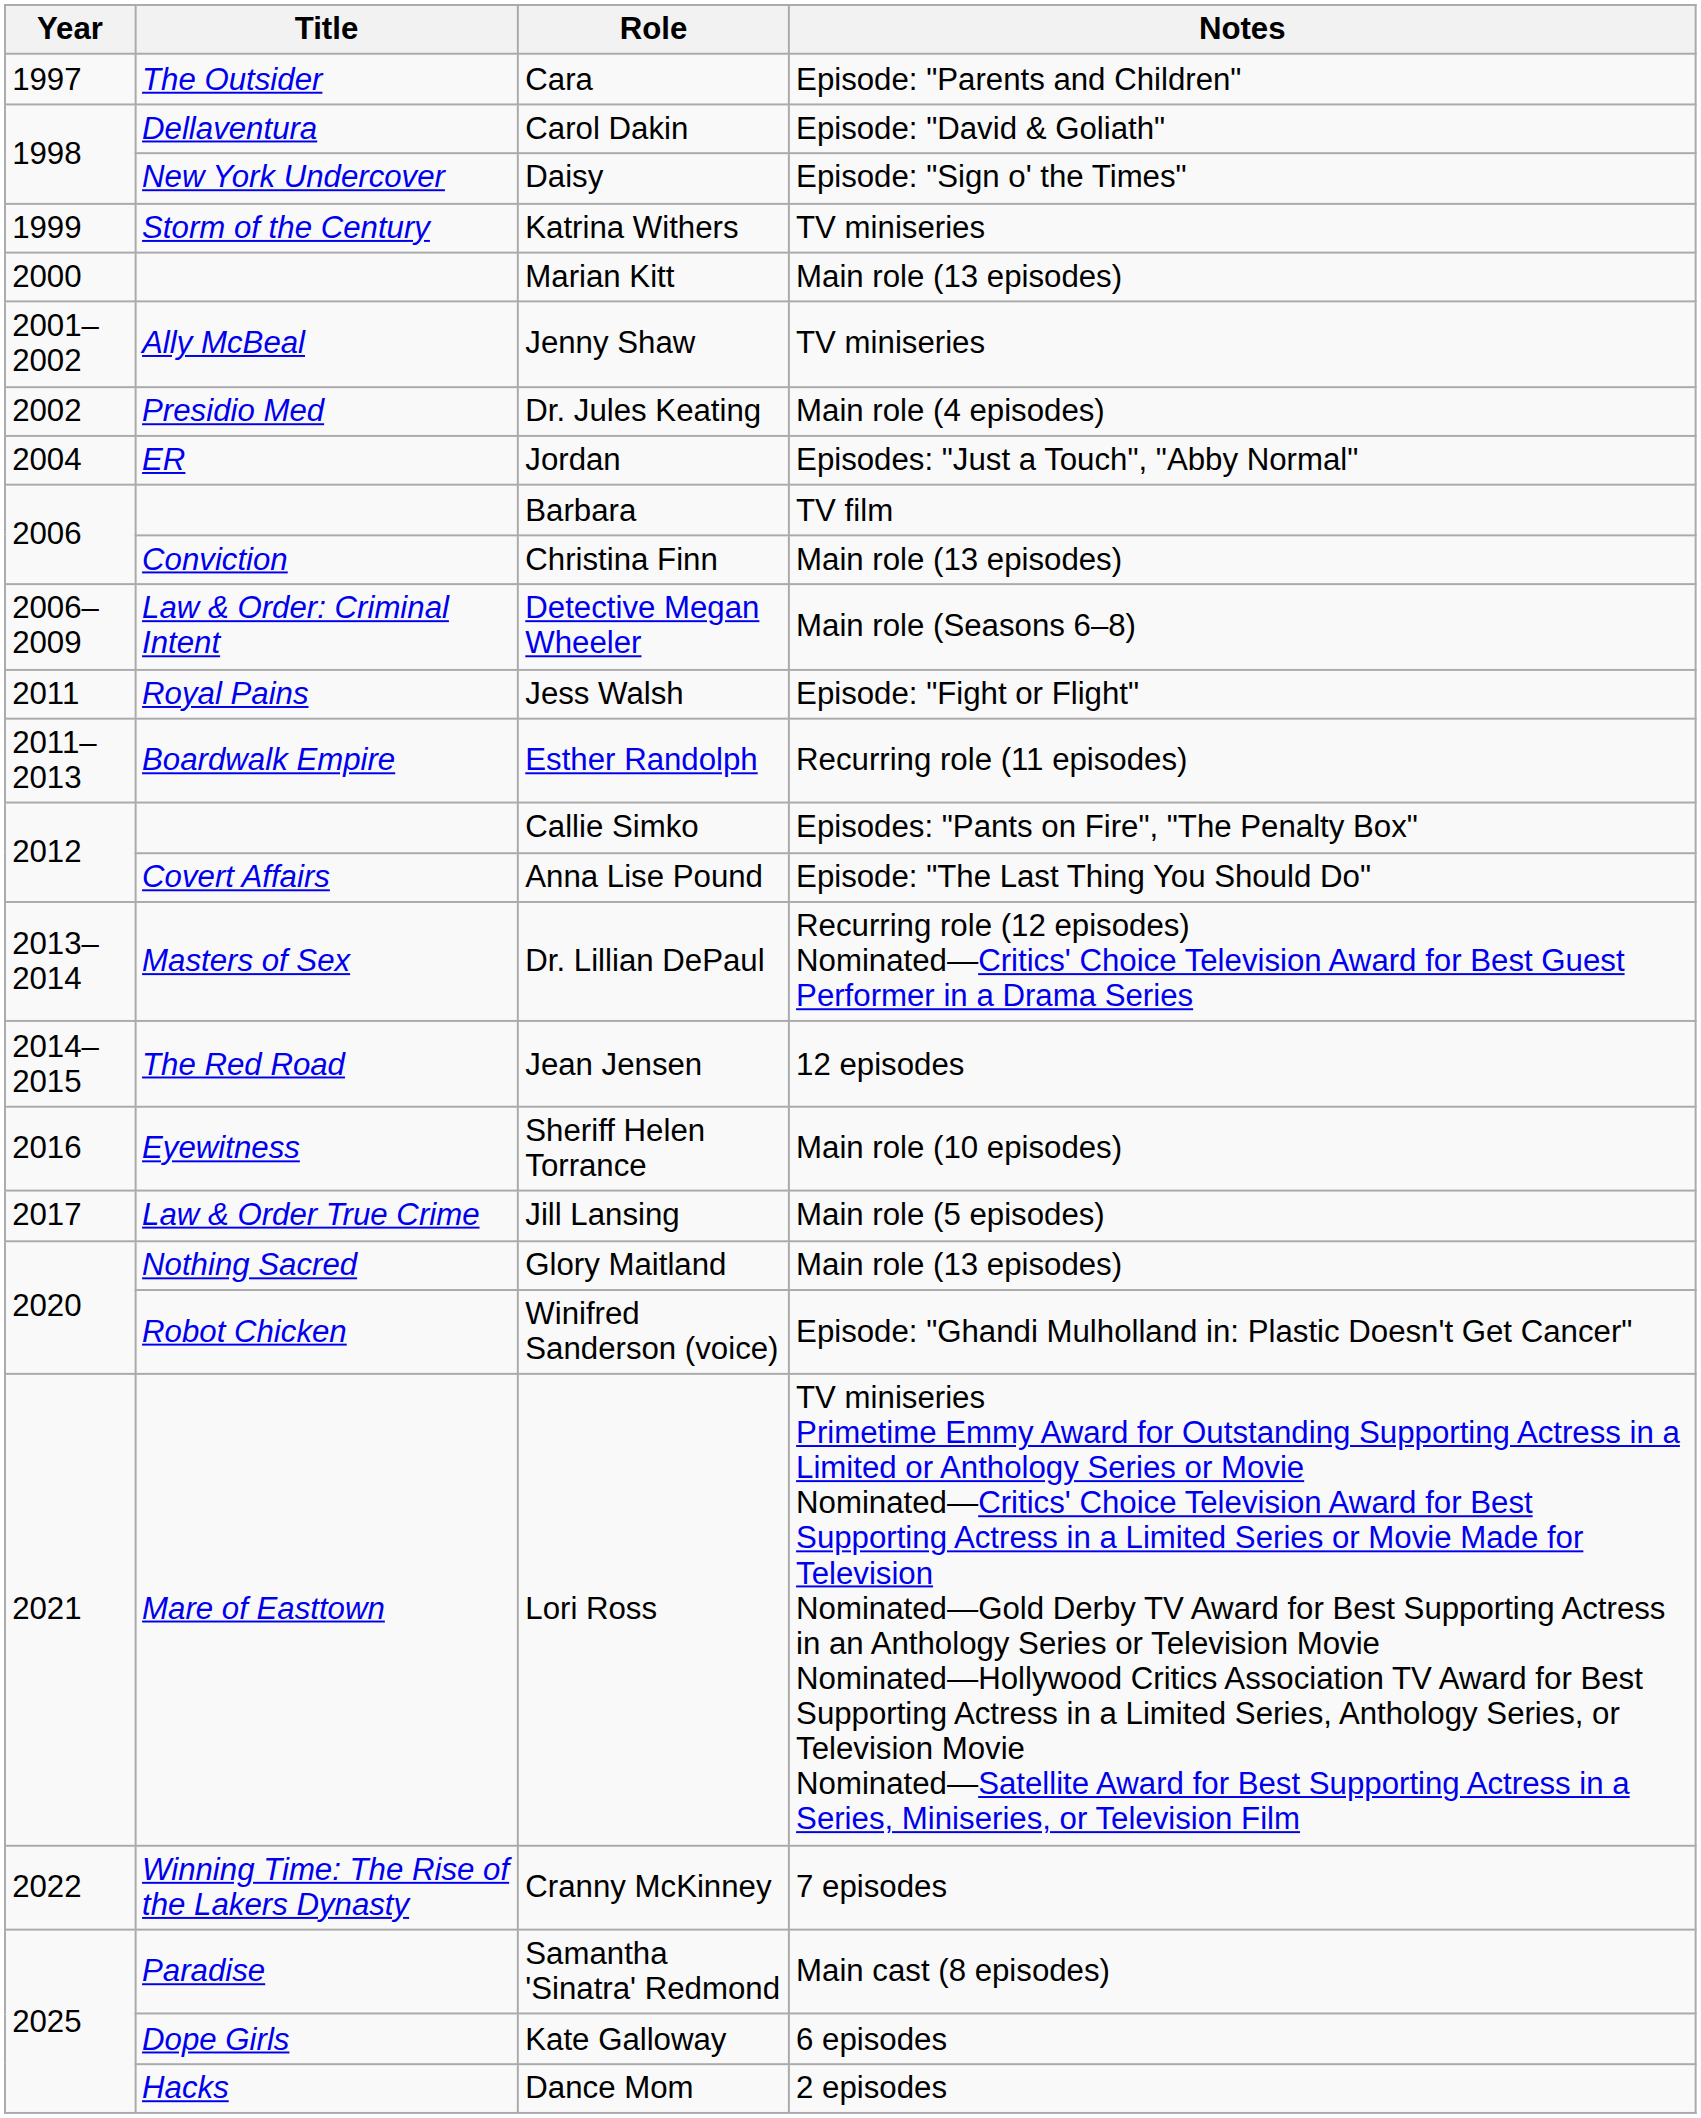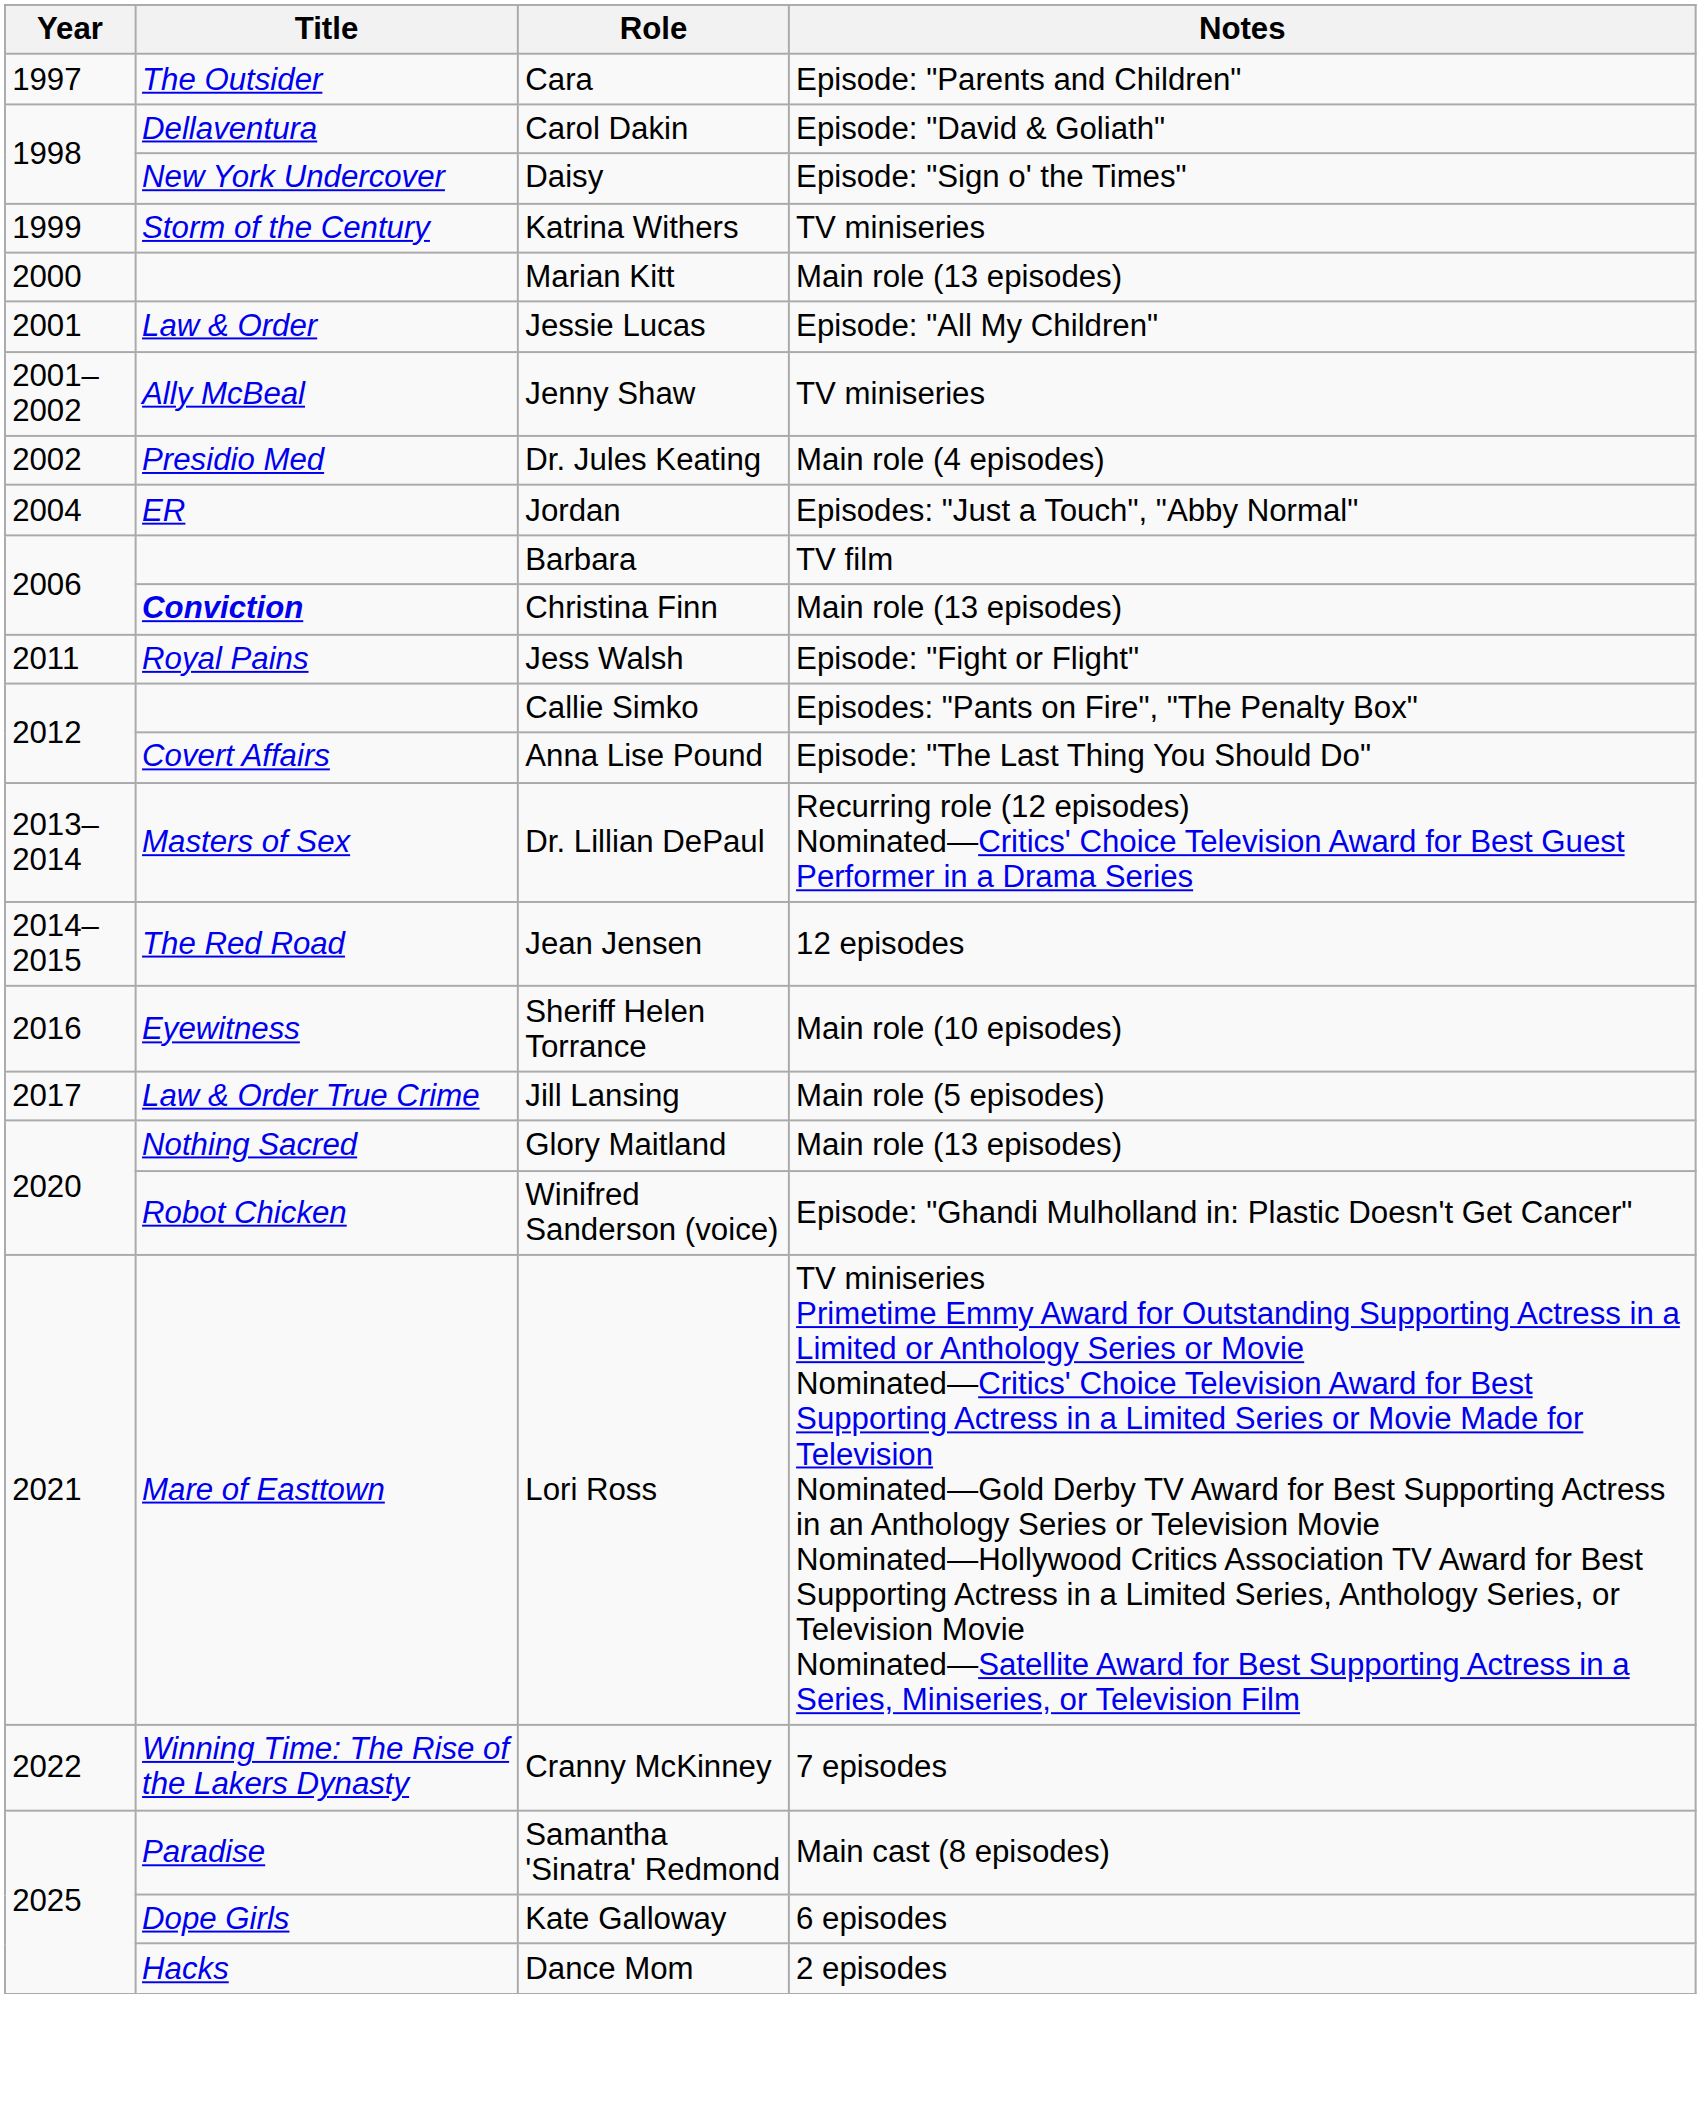+ row: (615, 326)
(215, 559) normal -> (223, 608) bold
- row: (642, 626)
- row: (641, 760)
